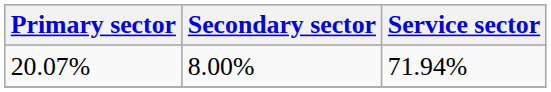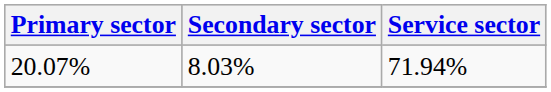(221, 65) 8.00% -> (221, 65) 8.03%
